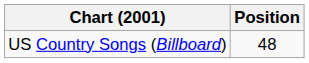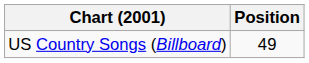(267, 44) 48 -> (267, 44) 49
